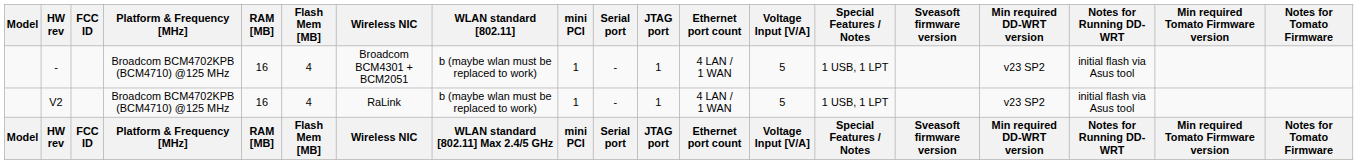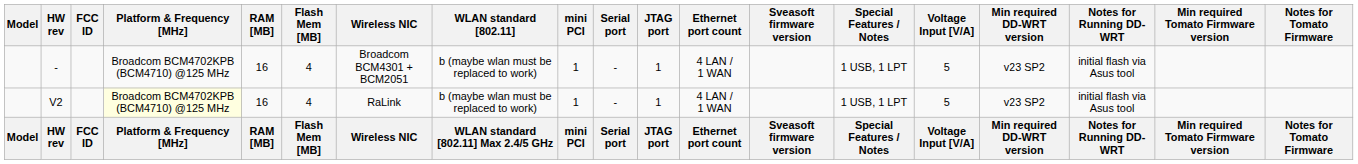columns swapped: (782, 25) <-> (937, 25)
(173, 102) no background -> (173, 102) lightyellow background
